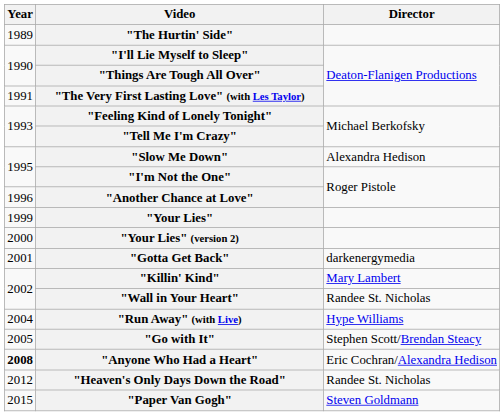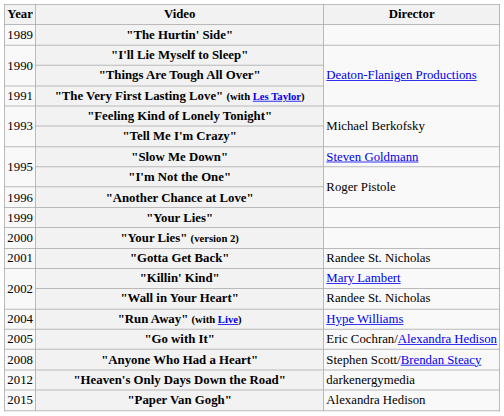(376, 156) Alexandra Hedison -> (372, 156) Steven Goldmann
(371, 258) darkenergymedia -> (378, 258) Randee St. Nicholas
(404, 339) Stephen Scott/Brendan Steacy -> (412, 339) Eric Cochran/Alexandra Hedison
(20, 359) bold -> (20, 359) normal
(412, 359) Eric Cochran/Alexandra Hedison -> (404, 359) Stephen Scott/Brendan Steacy
(378, 380) Randee St. Nicholas -> (371, 380) darkenergymedia
(372, 400) Steven Goldmann -> (376, 400) Alexandra Hedison
